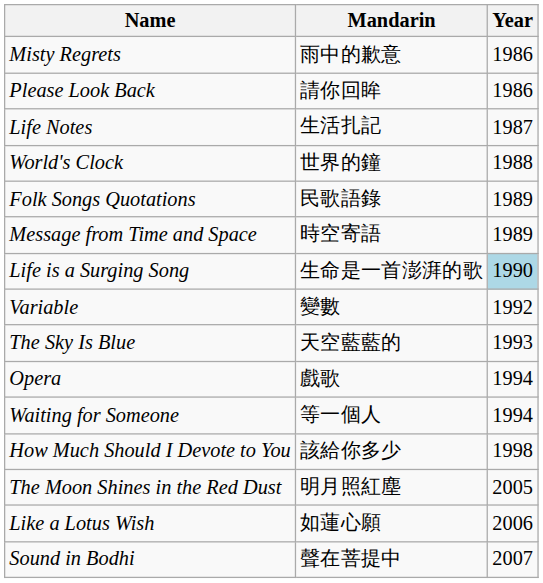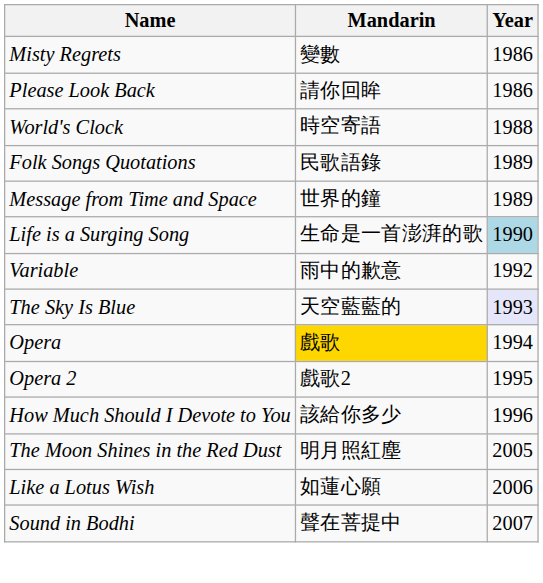(351, 54) 雨中的歉意 -> (320, 54) 變數
- row: (51, 126)
(341, 162) 世界的鐘 -> (341, 126) 時空寄語
(341, 234) 時空寄語 -> (341, 198) 世界的鐘
(320, 306) 變數 -> (351, 270) 雨中的歉意
(513, 343) no background -> (513, 306) lavender background
(320, 378) no background -> (320, 342) gold background
- row: (94, 415)
+ row: (43, 379)
(513, 451) 1998 -> (513, 415) 1996
